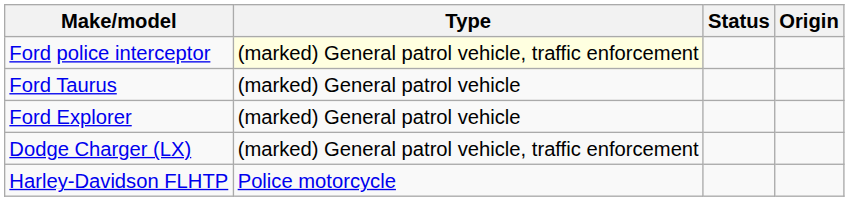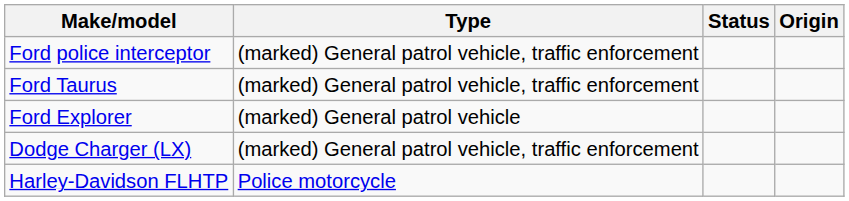(468, 53) lightyellow background -> (468, 53) no background
(379, 85) (marked) General patrol vehicle -> (468, 85) (marked) General patrol vehicle, traffic enforcement
